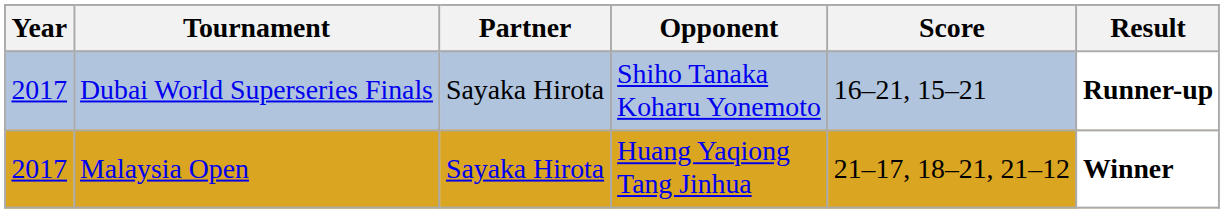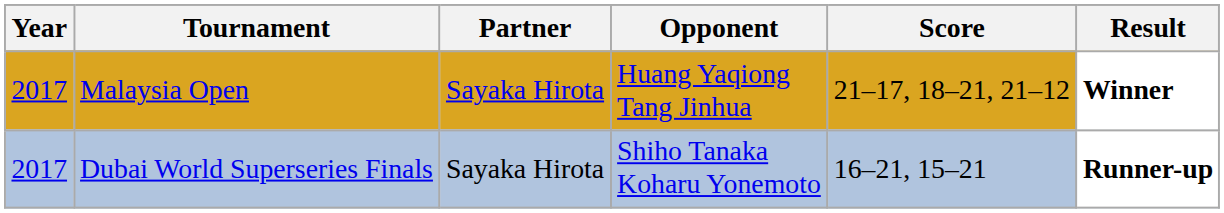rows swapped: (165, 168) <-> (256, 90)
